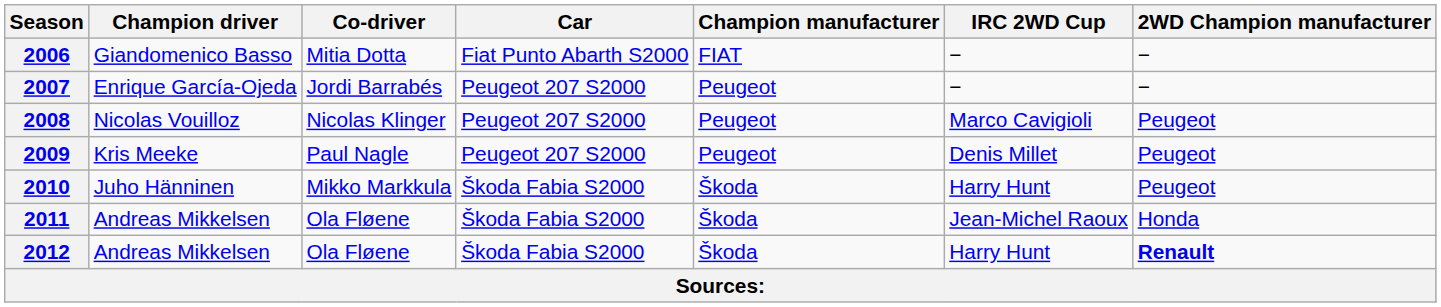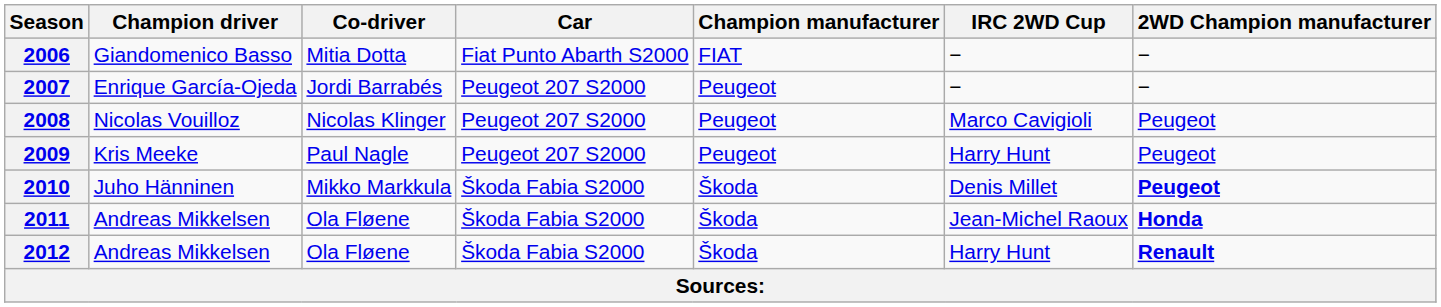(1003, 154) Denis Millet -> (1000, 154) Harry Hunt
(1000, 187) Harry Hunt -> (1003, 187) Denis Millet
(1177, 187) normal -> (1179, 187) bold
(1168, 220) normal -> (1170, 220) bold
